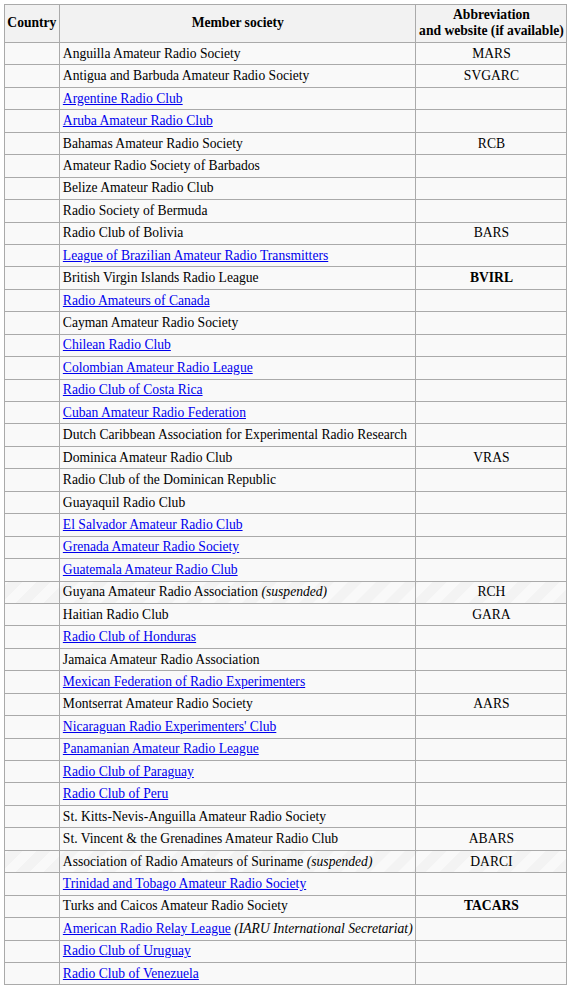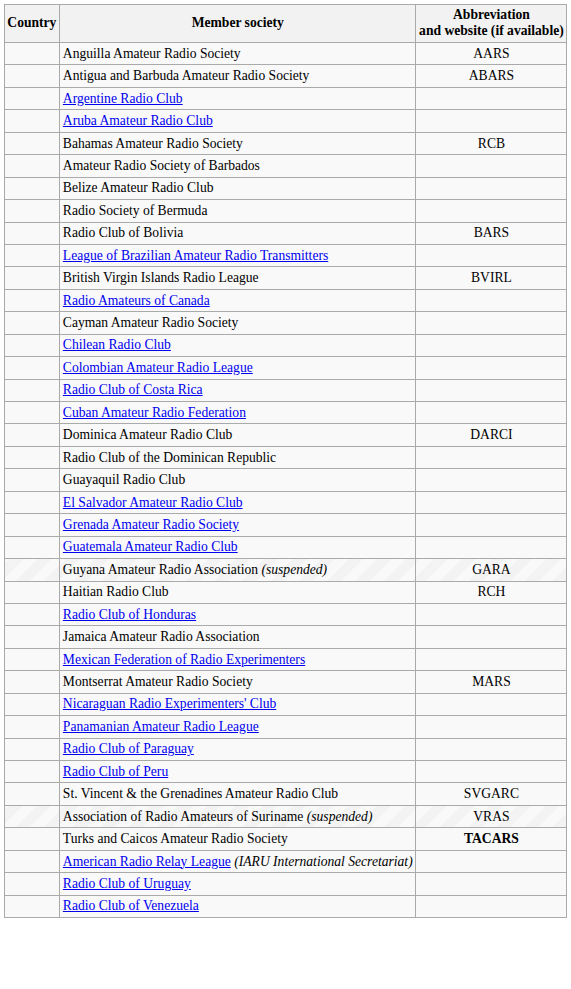(491, 53) MARS -> (491, 53) AARS
(491, 76) SVGARC -> (491, 76) ABARS
(491, 278) bold -> (491, 278) normal
- row: (235, 435)
(491, 457) VRAS -> (491, 435) DARCI
(491, 592) RCH -> (491, 569) GARA
(491, 614) GARA -> (491, 592) RCH
(491, 704) AARS -> (491, 682) MARS
- row: (194, 816)
(491, 839) ABARS -> (491, 794) SVGARC
(491, 861) DARCI -> (491, 816) VRAS
- row: (185, 883)
